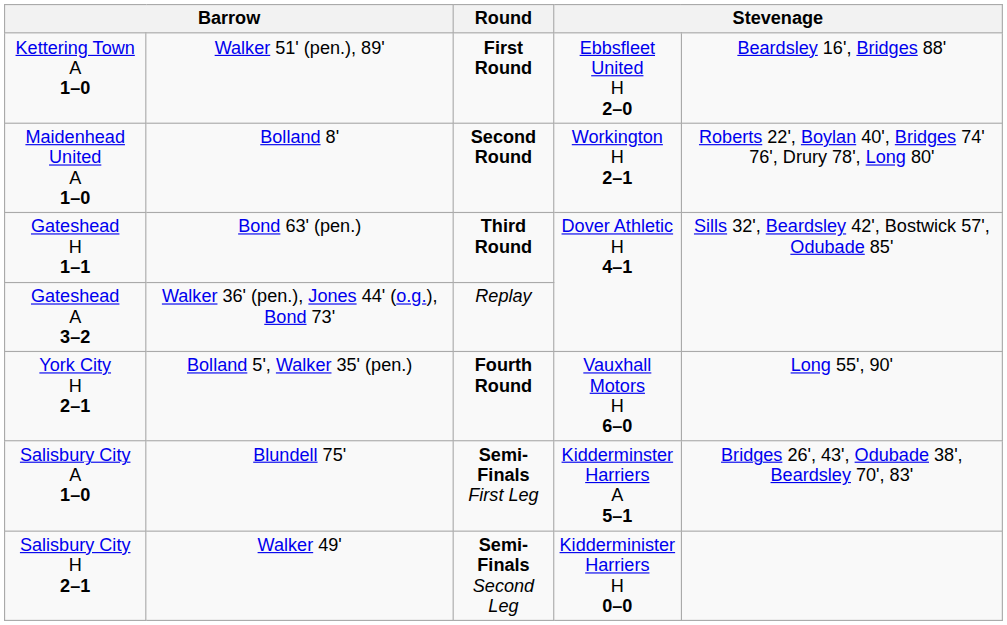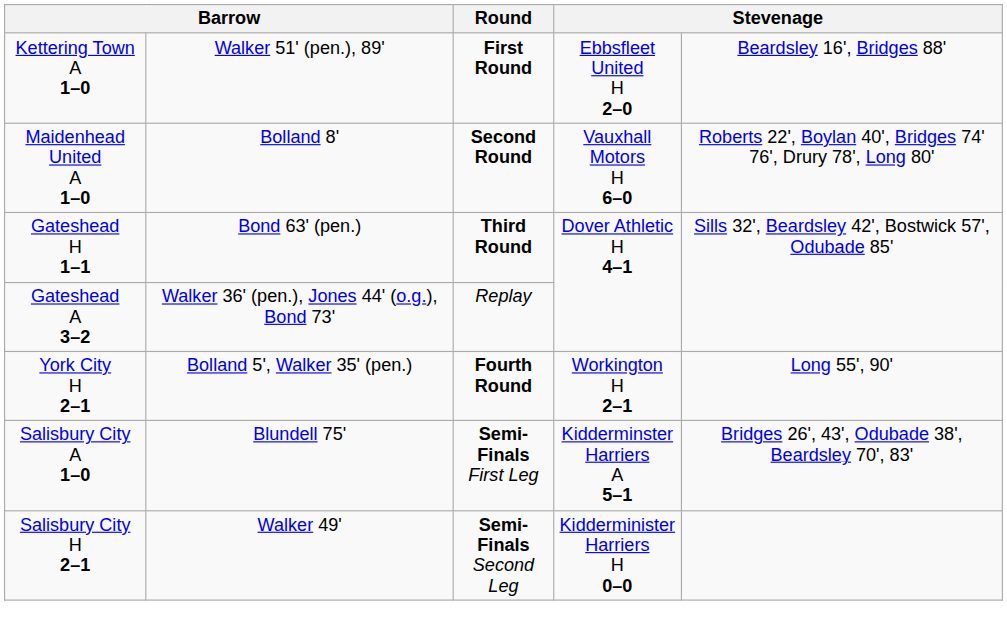(617, 157) Workington H 2–1 -> (617, 167) Vauxhall Motors H 6–0
(617, 396) Vauxhall Motors H 6–0 -> (617, 385) Workington H 2–1
